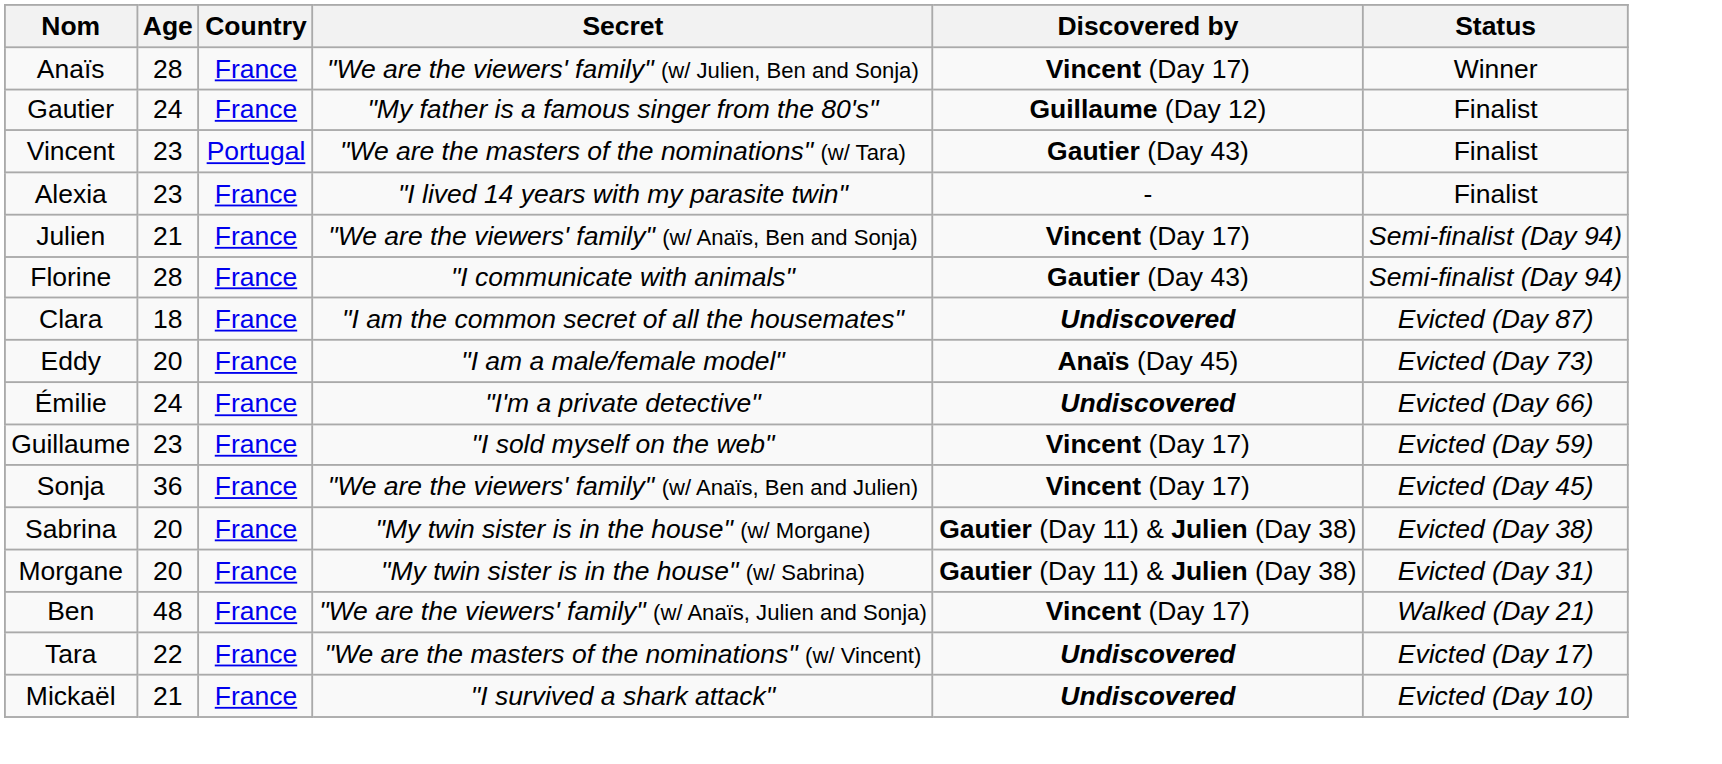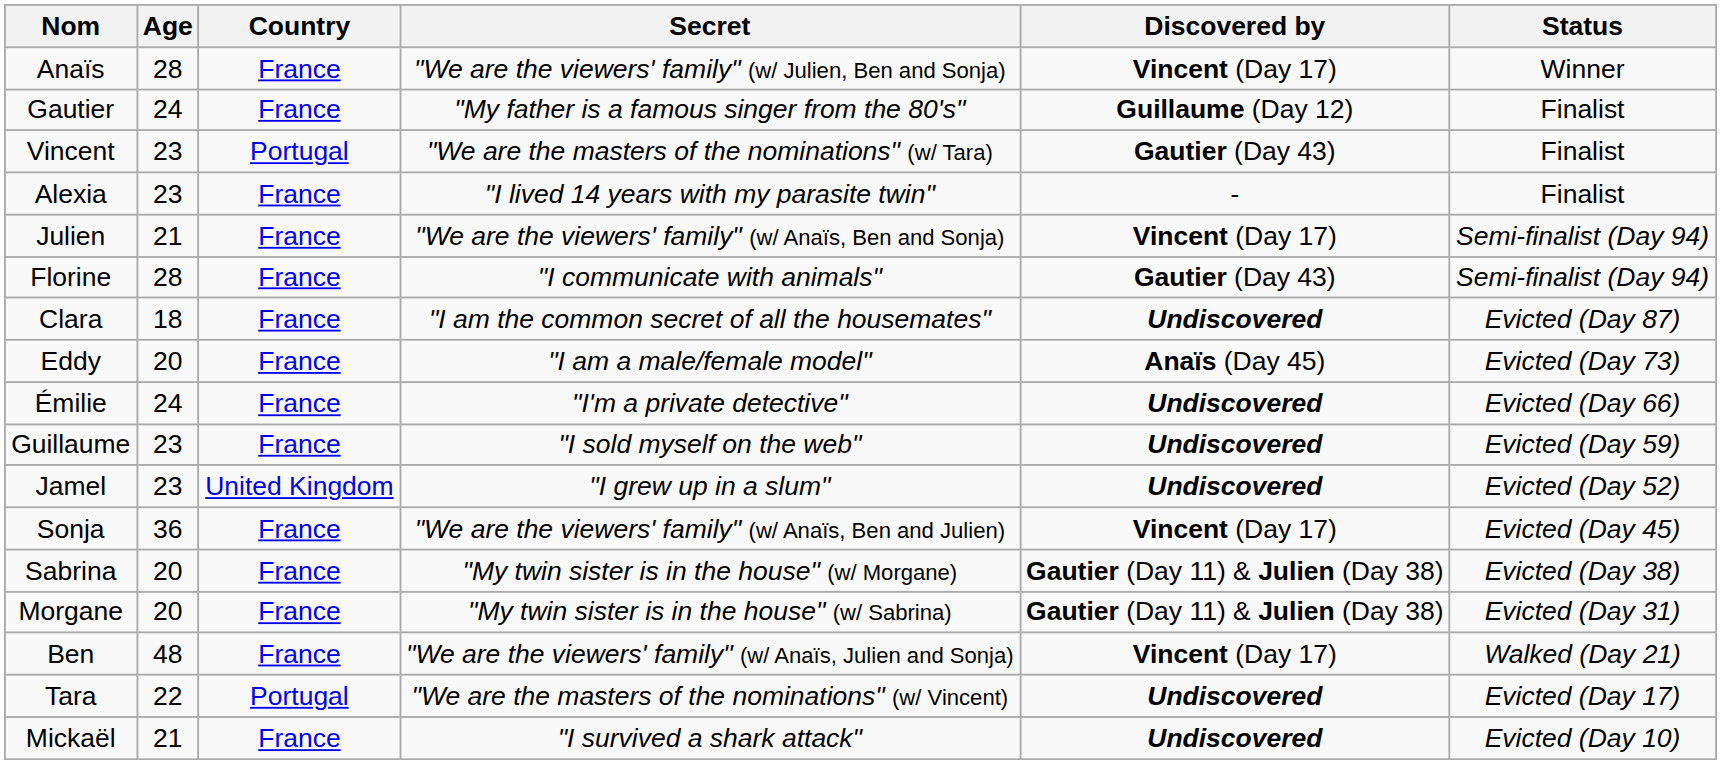(1148, 445) Vincent (Day 17) -> (1235, 445) Undiscovered
+ row: (71, 487)
(256, 654) France -> (299, 696) Portugal
